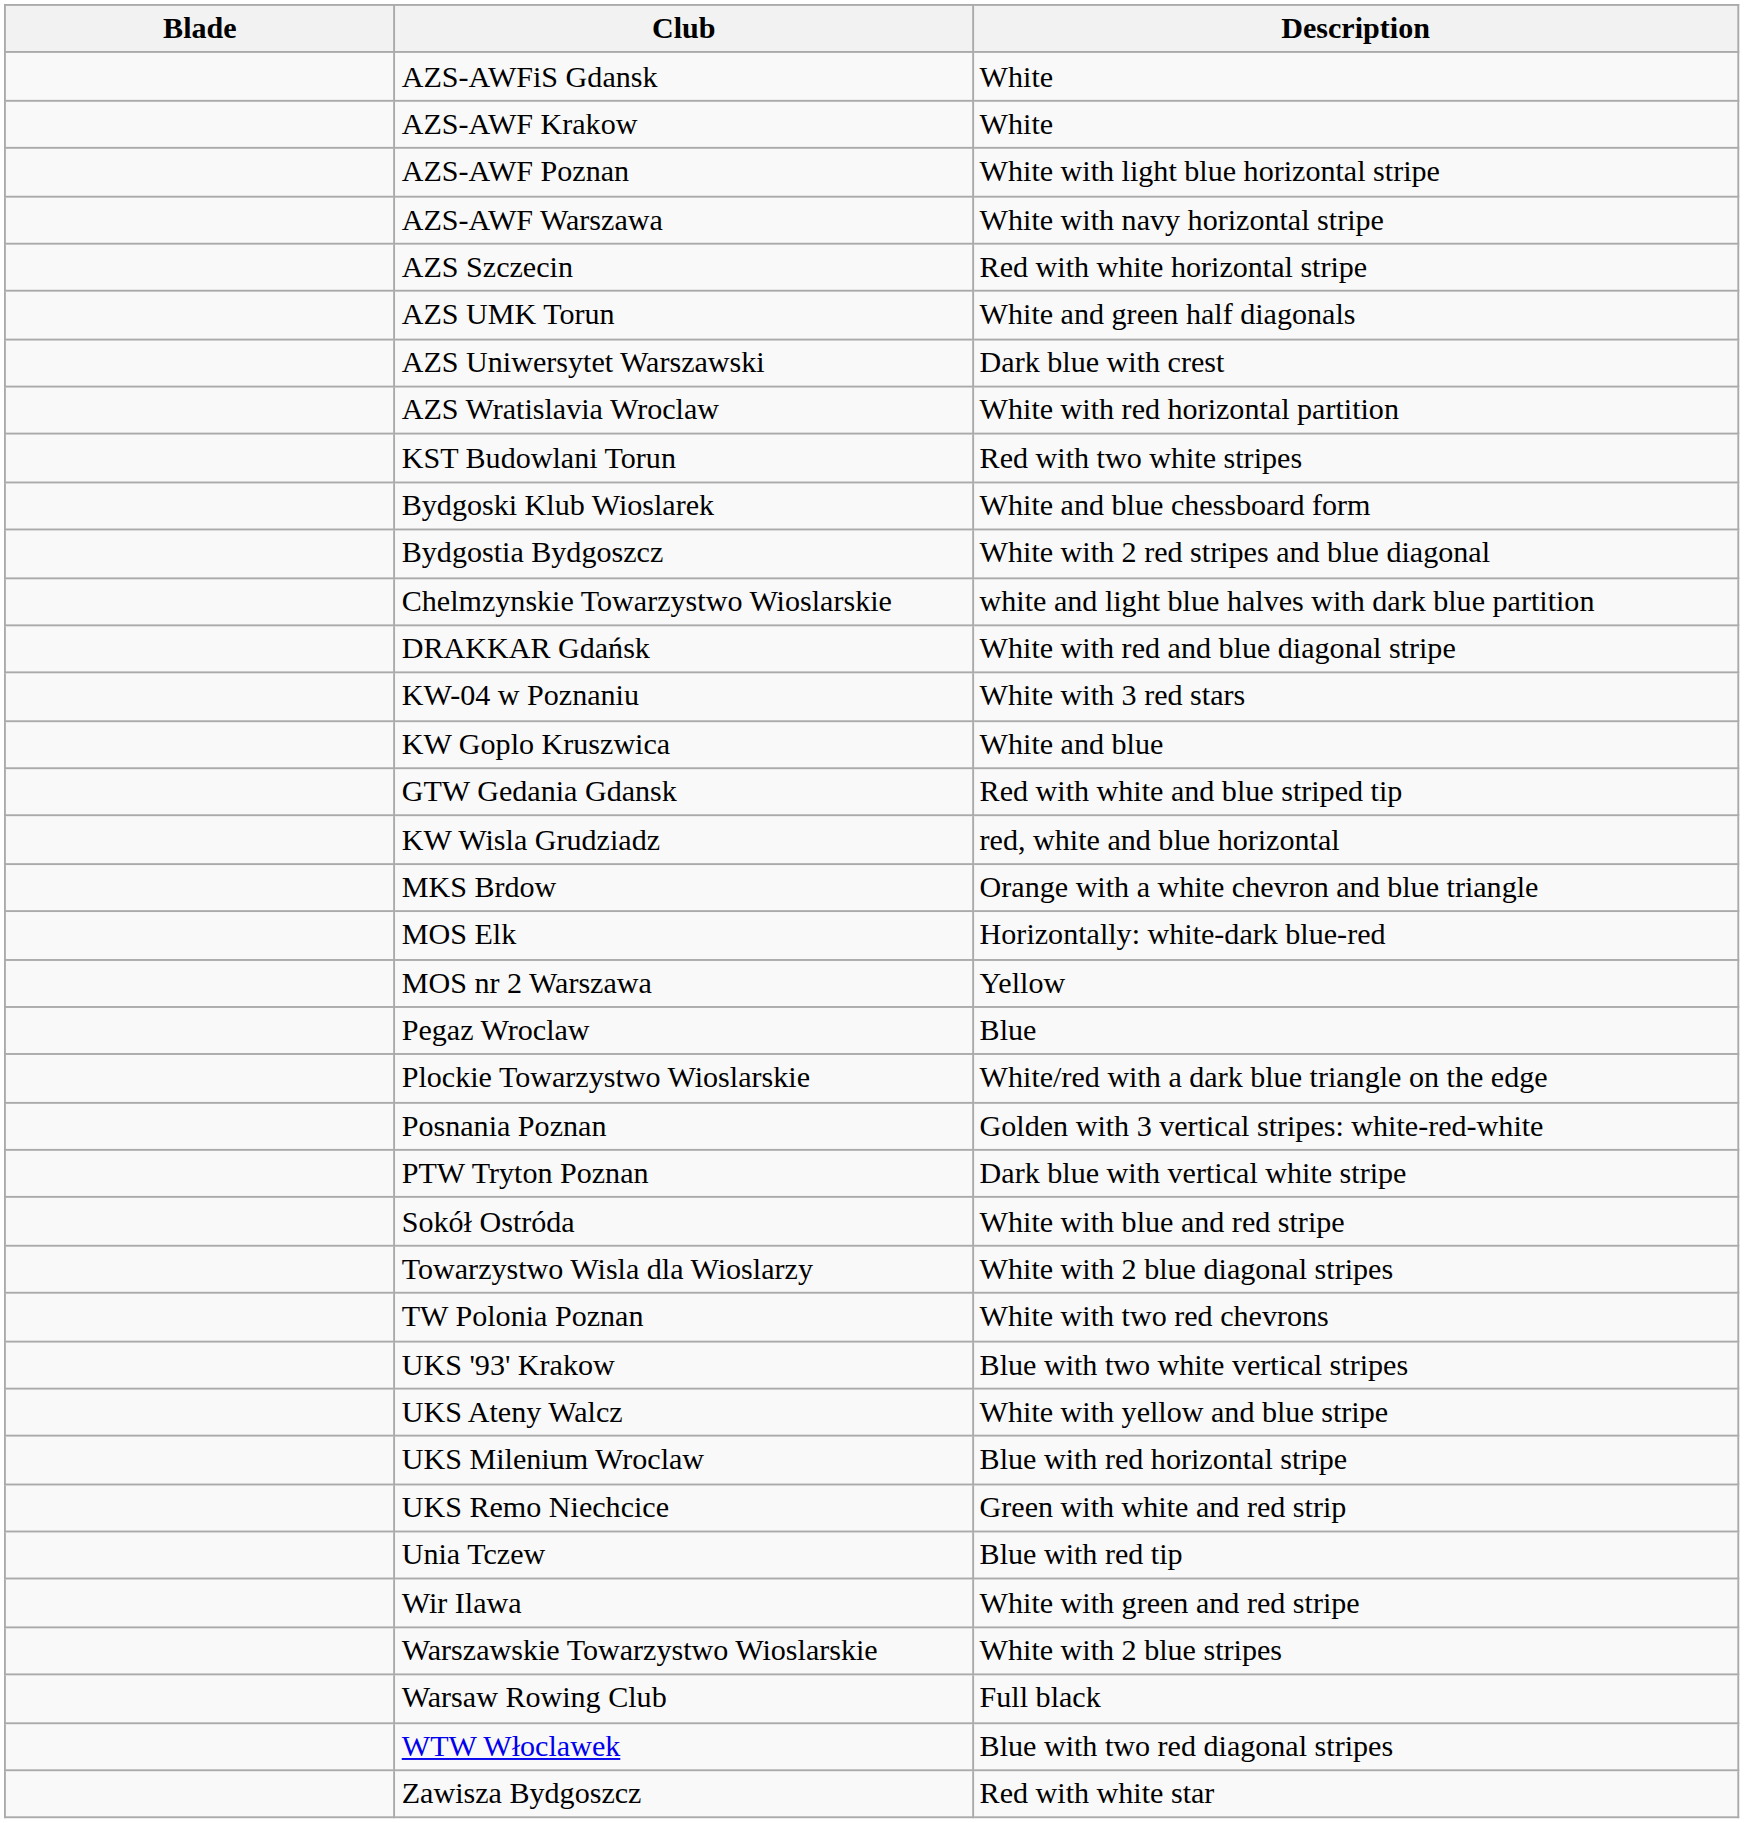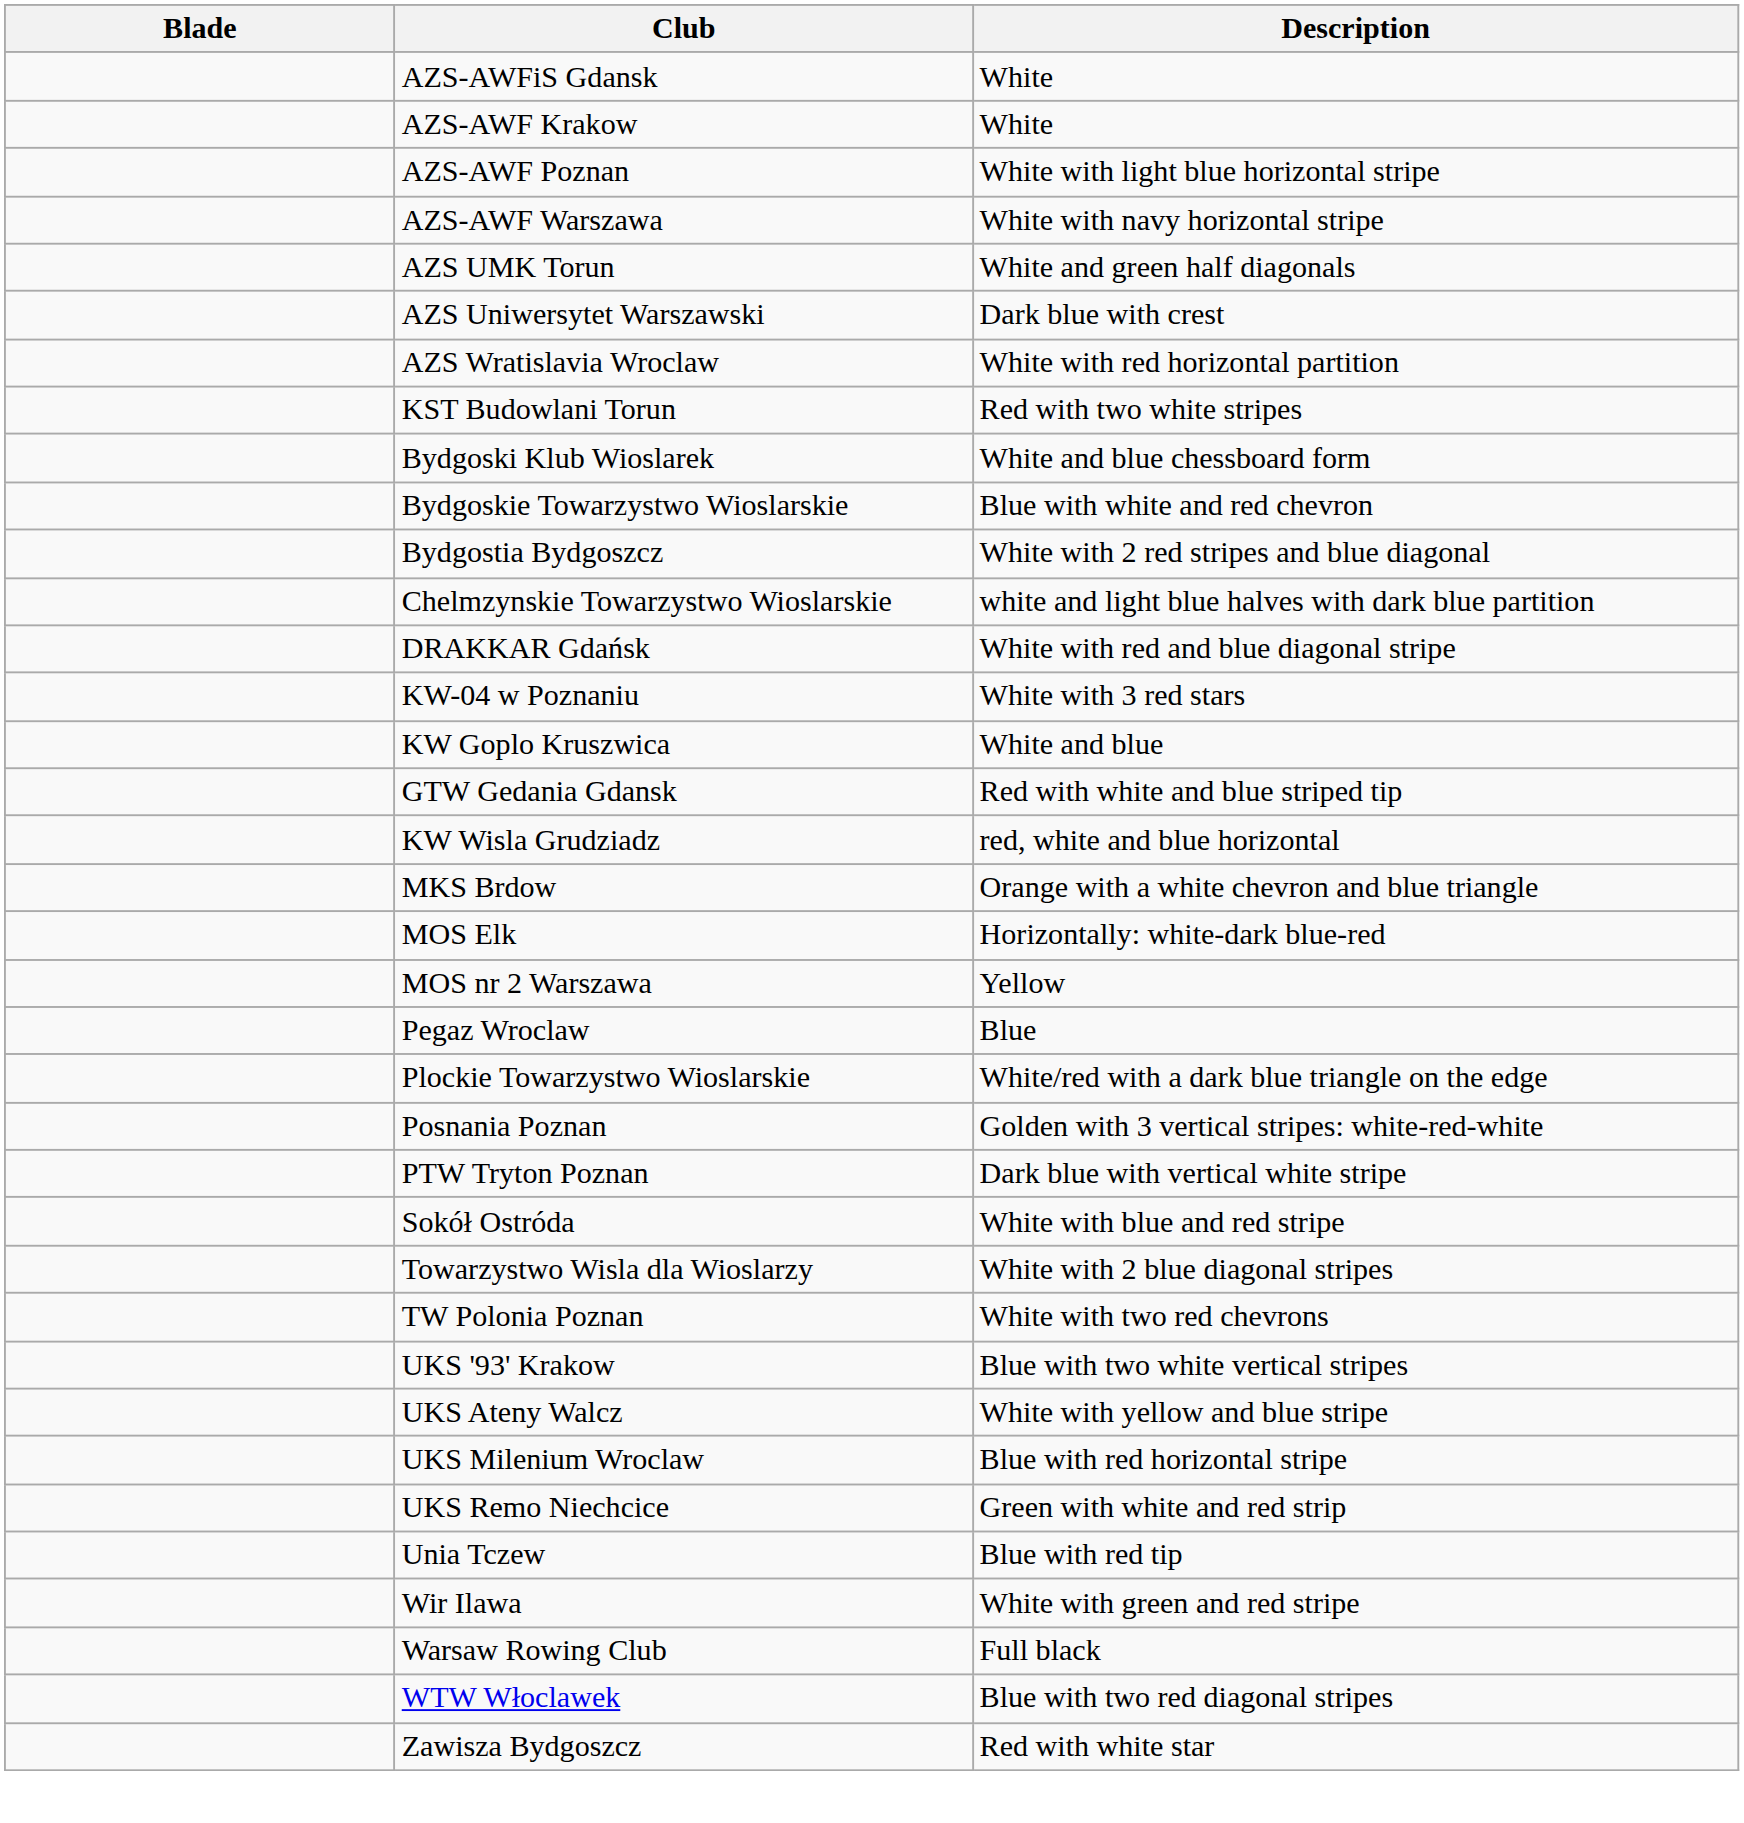- row: (487, 266)
+ row: (625, 505)
- row: (640, 1650)
